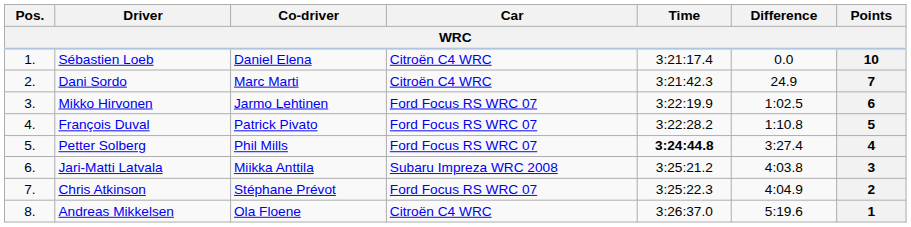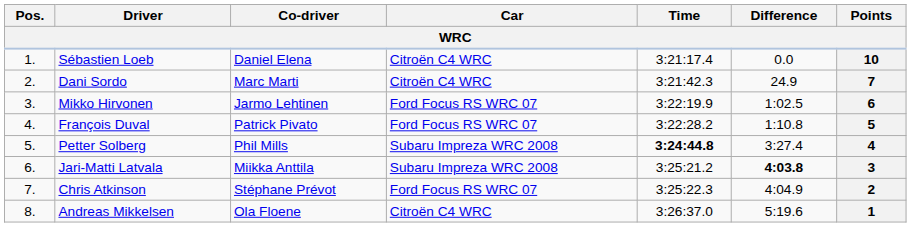(464, 146) Ford Focus RS WRC 07 -> (474, 146) Subaru Impreza WRC 2008
(784, 168) normal -> (784, 168) bold
